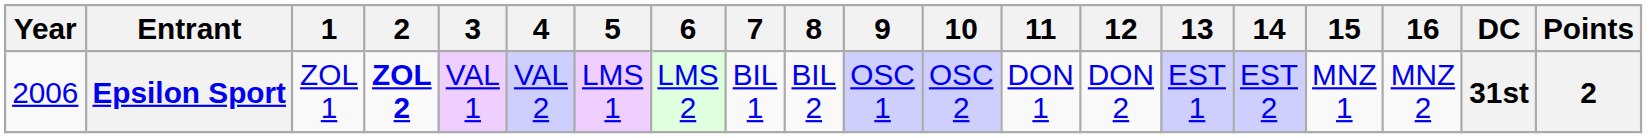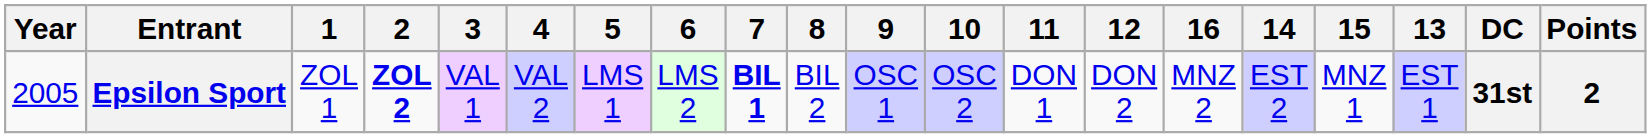columns swapped: (1197, 28) <-> (1423, 28)
(45, 92) 2006 -> (45, 92) 2005
(755, 92) normal -> (757, 92) bold
